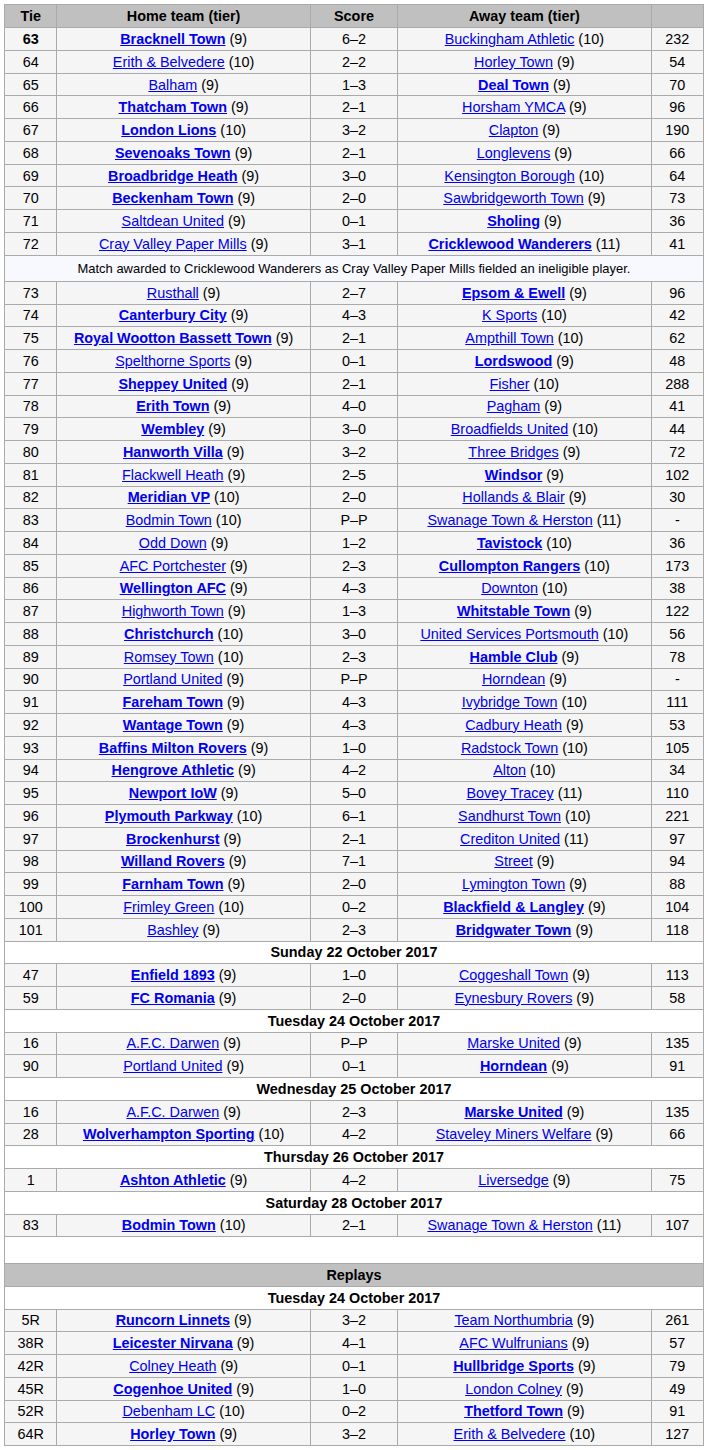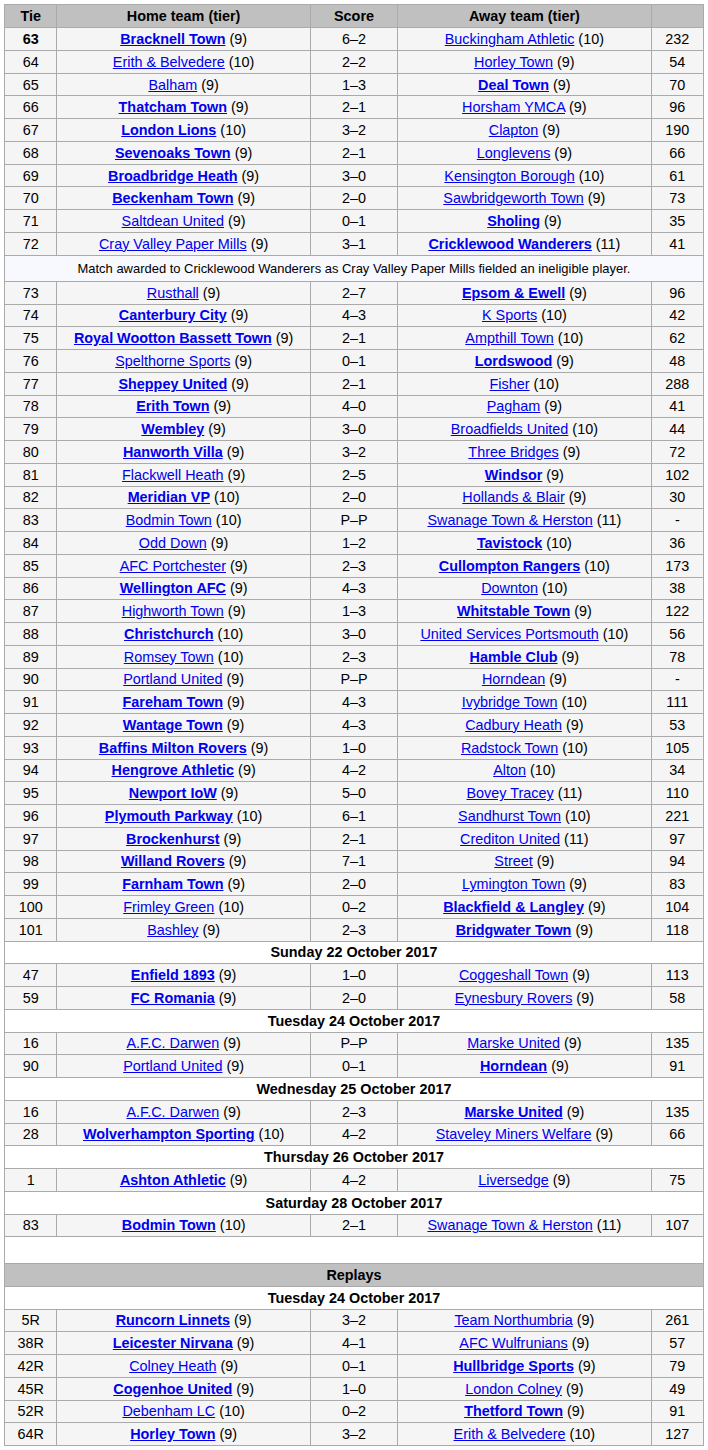(677, 176) 64 -> (677, 176) 61
(677, 221) 36 -> (677, 221) 35
(677, 884) 88 -> (677, 884) 83
